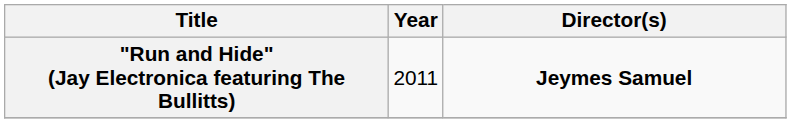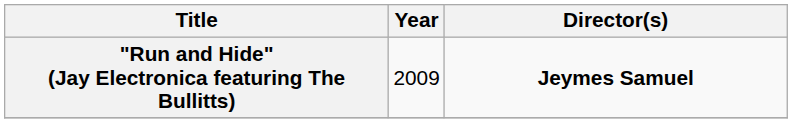(416, 77) 2011 -> (417, 77) 2009
